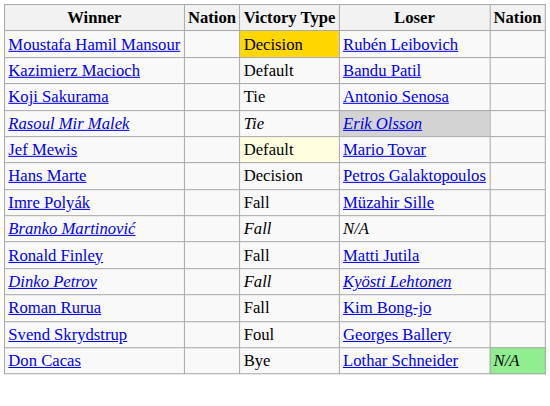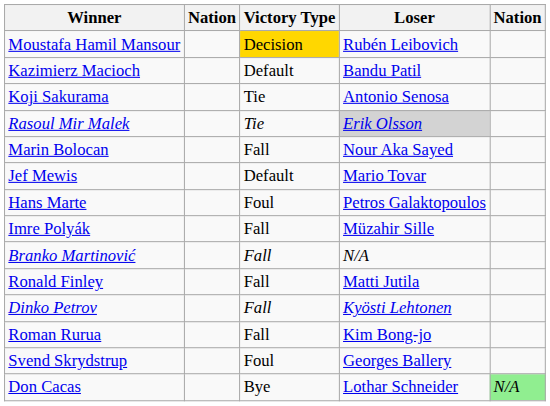+ row: (58, 149)
(269, 149) lightyellow background -> (269, 176) no background
(273, 176) Decision -> (259, 202) Foul
